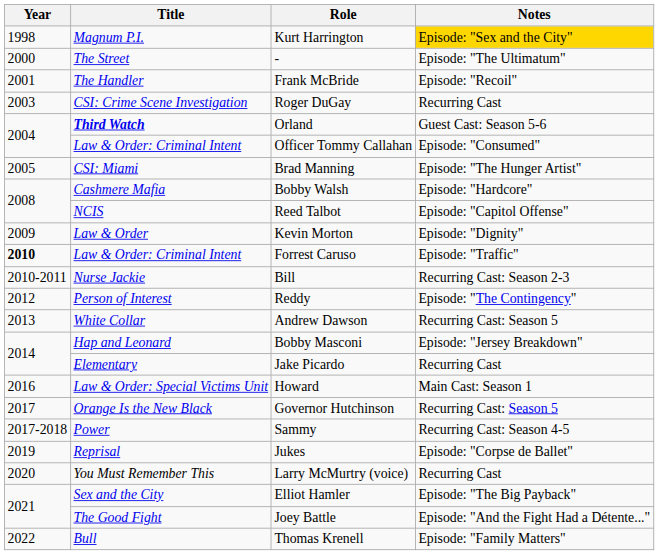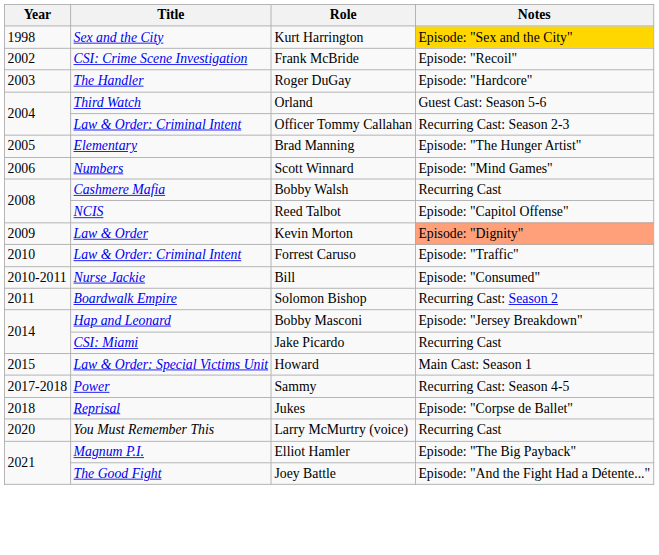(109, 37) Magnum P.I. -> (118, 37) Sex and the City
- row: (277, 59)
(21, 80) 2001 -> (21, 59) 2002
(109, 80) The Handler -> (160, 59) CSI: Crime Scene Investigation
(160, 102) CSI: Crime Scene Investigation -> (109, 80) The Handler
(460, 102) Recurring Cast -> (475, 80) Episode: "Hardcore"
(109, 124) bold -> (107, 102) normal
(479, 146) Episode: "Consumed" -> (494, 124) Recurring Cast: Season 2-3
(106, 168) CSI: Miami -> (105, 146) Elementary
+ row: (314, 168)
(475, 189) Episode: "Hardcore" -> (460, 189) Recurring Cast
(471, 233) no background -> (471, 233) lightsalmon background
(21, 255) bold -> (21, 255) normal
(494, 277) Recurring Cast: Season 2-3 -> (479, 277) Episode: "Consumed"
+ row: (321, 299)
- row: (292, 299)
- row: (321, 320)
(105, 364) Elementary -> (106, 342) CSI: Miami
(21, 386) 2016 -> (21, 364) 2015
- row: (334, 408)
(21, 451) 2019 -> (21, 408) 2018
(118, 495) Sex and the City -> (109, 451) Magnum P.I.
- row: (319, 539)
